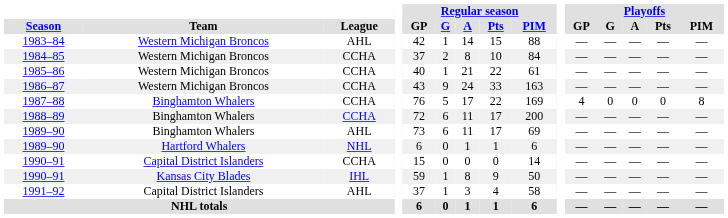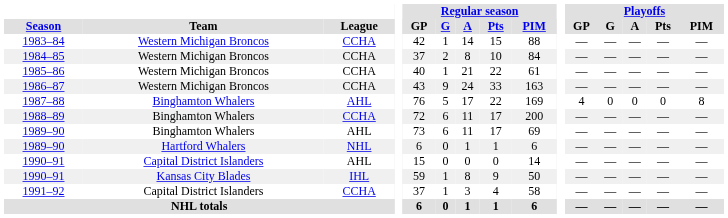(359, 41) AHL -> (359, 41) CCHA
(359, 101) CCHA -> (359, 101) AHL
(359, 161) CCHA -> (359, 161) AHL
(359, 191) AHL -> (359, 191) CCHA
